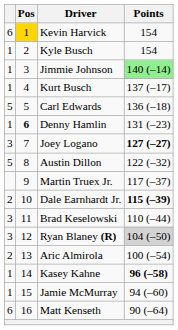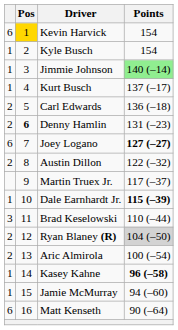(10, 106) 5 -> (10, 106) 2
(10, 125) 1 -> (10, 125) 2
(10, 143) 3 -> (10, 143) 6
(10, 162) 5 -> (10, 162) 2
(10, 199) 2 -> (10, 199) 1
(10, 236) 3 -> (10, 236) 2
